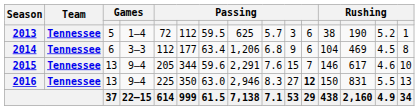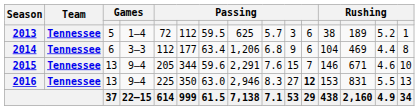(358, 33) 190 -> (358, 33) 189
(386, 49) 4.5 -> (386, 49) 4.4
(358, 65) 617 -> (358, 65) 671
(329, 82) 150 -> (329, 82) 153
